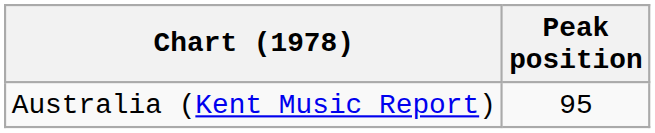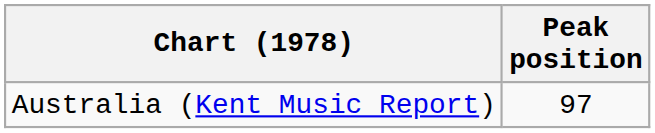(576, 105) 95 -> (576, 105) 97
